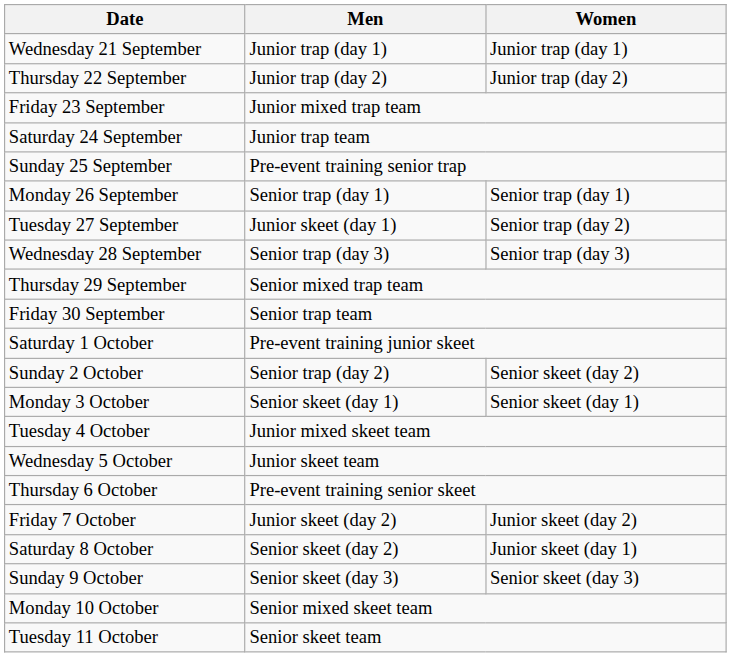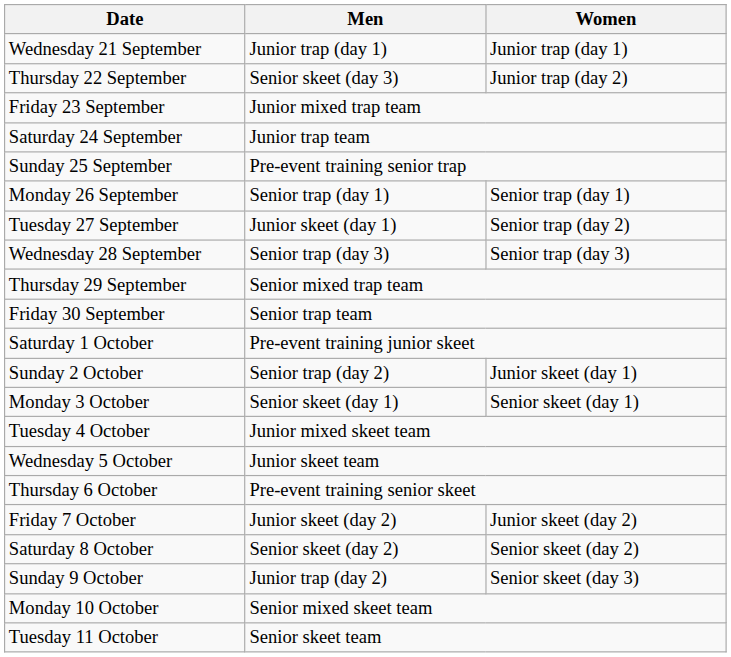(318, 78) Junior trap (day 2) -> (324, 78) Senior skeet (day 3)
(564, 372) Senior skeet (day 2) -> (563, 372) Junior skeet (day 1)
(563, 549) Junior skeet (day 1) -> (564, 549) Senior skeet (day 2)
(324, 578) Senior skeet (day 3) -> (318, 578) Junior trap (day 2)
